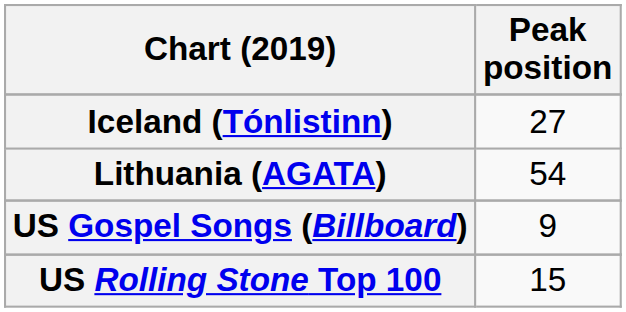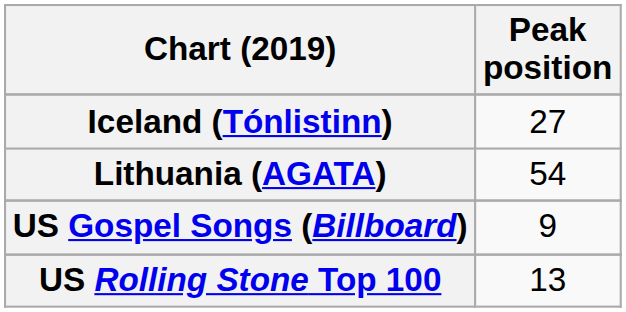(548, 279) 15 -> (548, 279) 13
